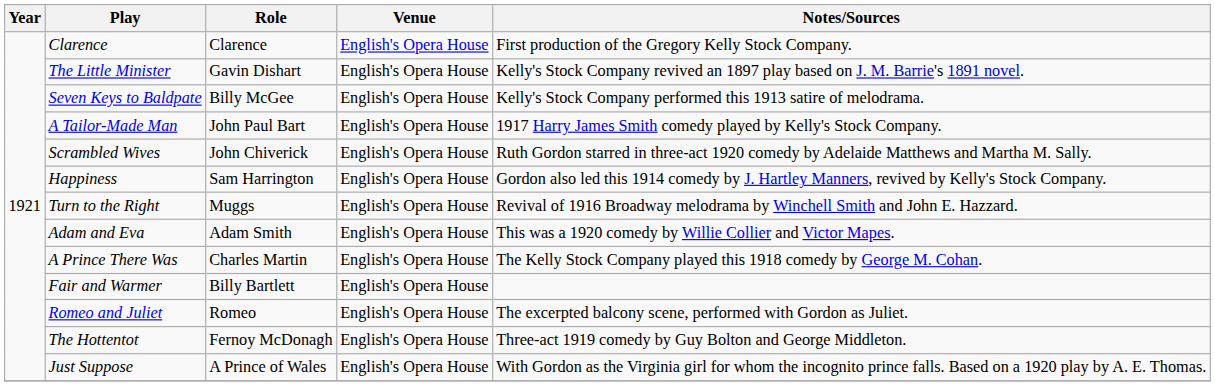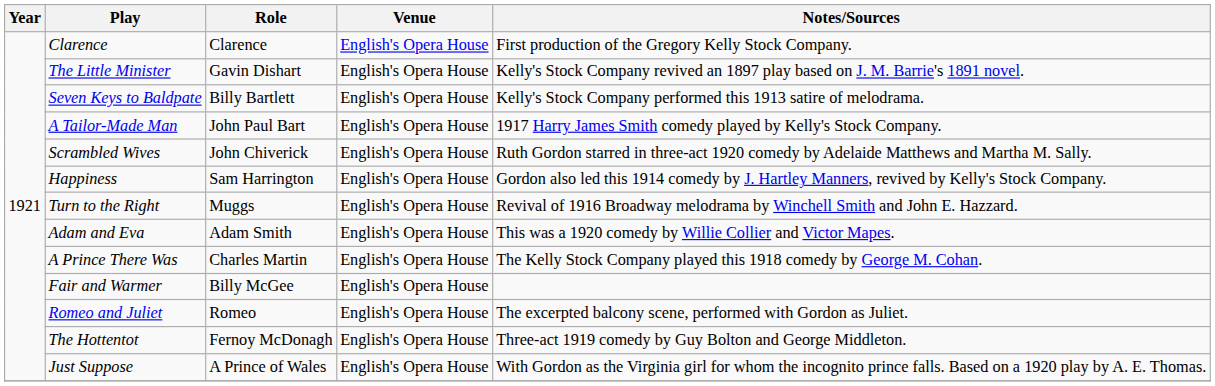(251, 98) Billy McGee -> (252, 98) Billy Bartlett
(252, 286) Billy Bartlett -> (251, 286) Billy McGee
